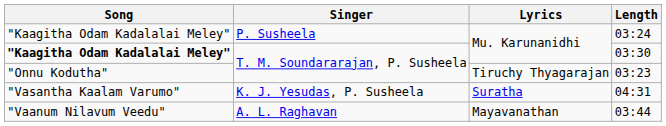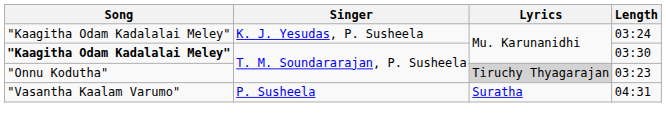(276, 34) P. Susheela -> (330, 34) K. J. Yesudas, P. Susheela
(541, 73) no background -> (541, 73) lightgrey background
(330, 92) K. J. Yesudas, P. Susheela -> (276, 92) P. Susheela
- row: (633, 112)
